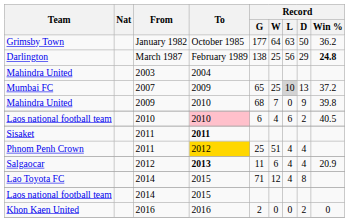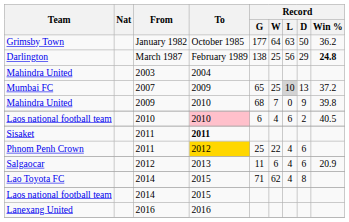(276, 149) 51 -> (276, 149) 22
(304, 149) 4 -> (304, 149) 6
(201, 164) bold -> (201, 164) normal
(304, 164) 4 -> (304, 164) 6
(276, 179) 12 -> (276, 179) 62
- row: (43, 210)
+ row: (40, 210)
